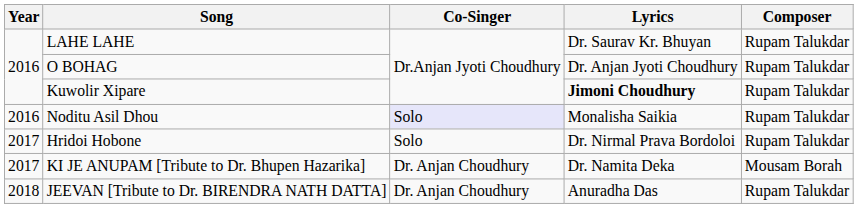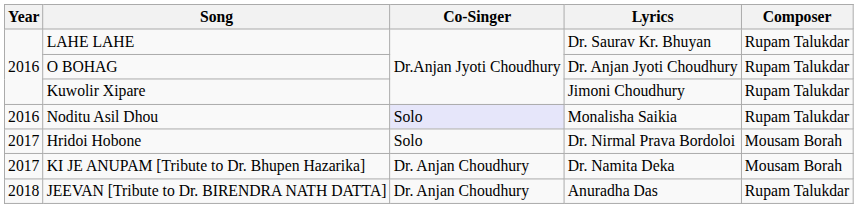(632, 91) bold -> (626, 91) normal
(797, 141) Rupam Talukdar -> (793, 141) Mousam Borah
